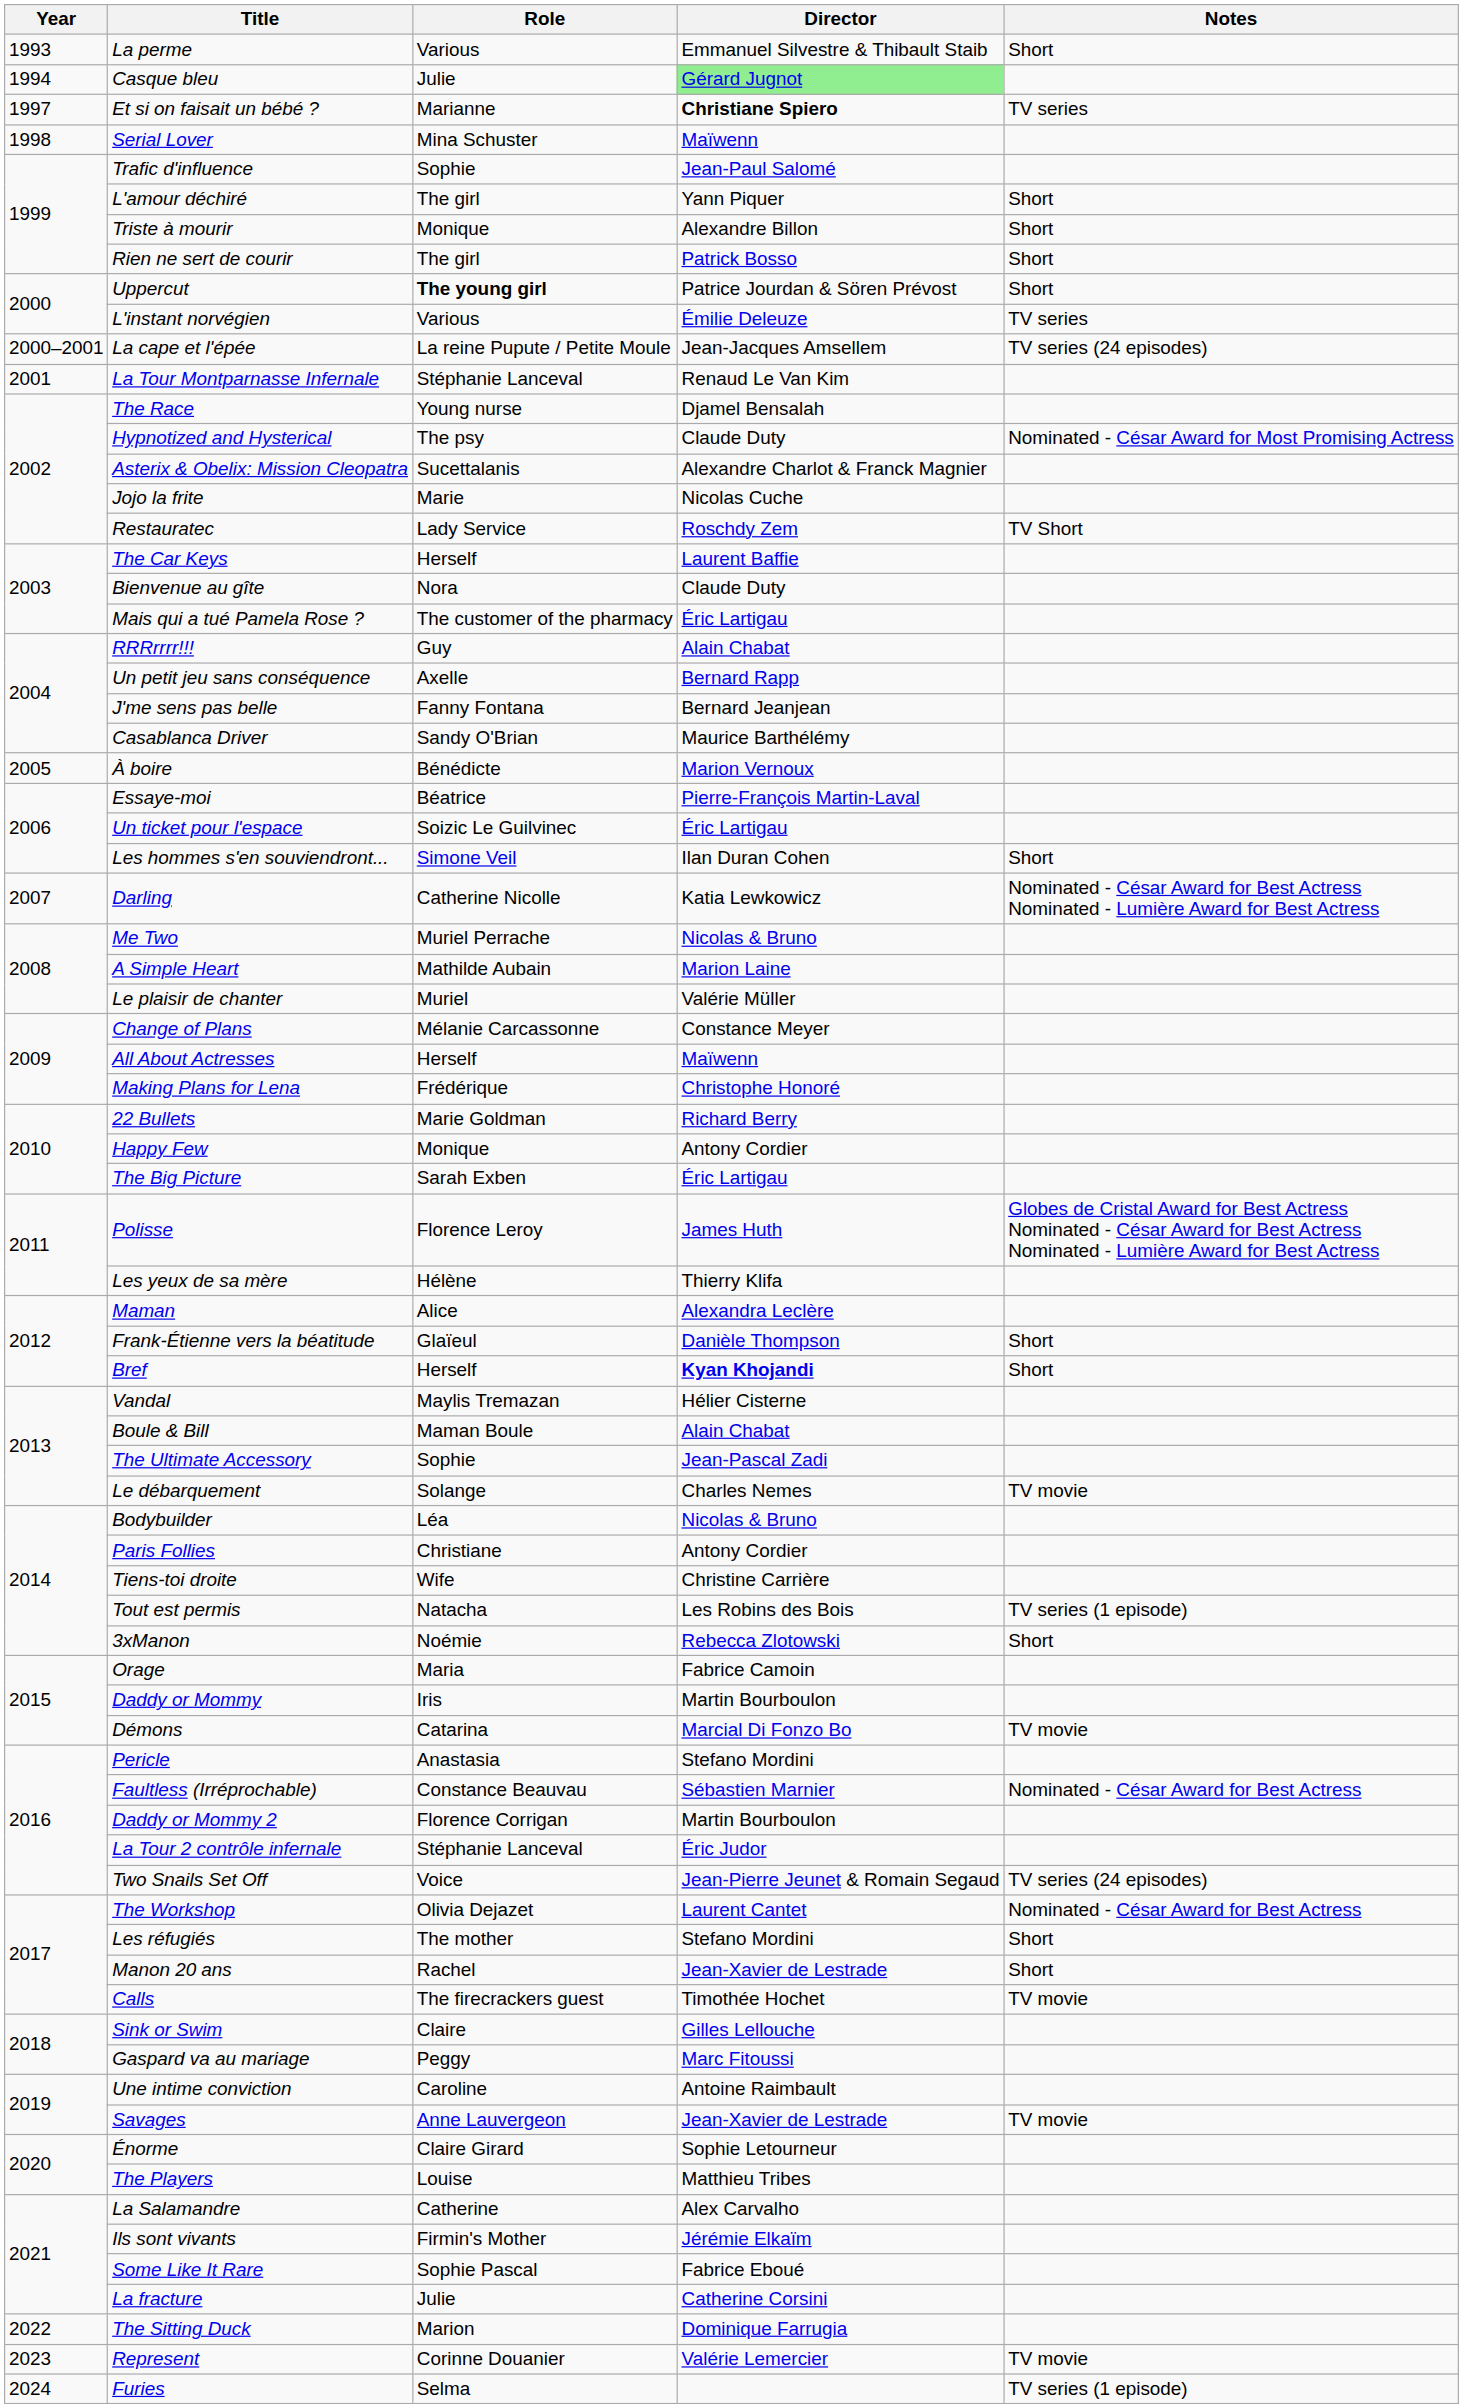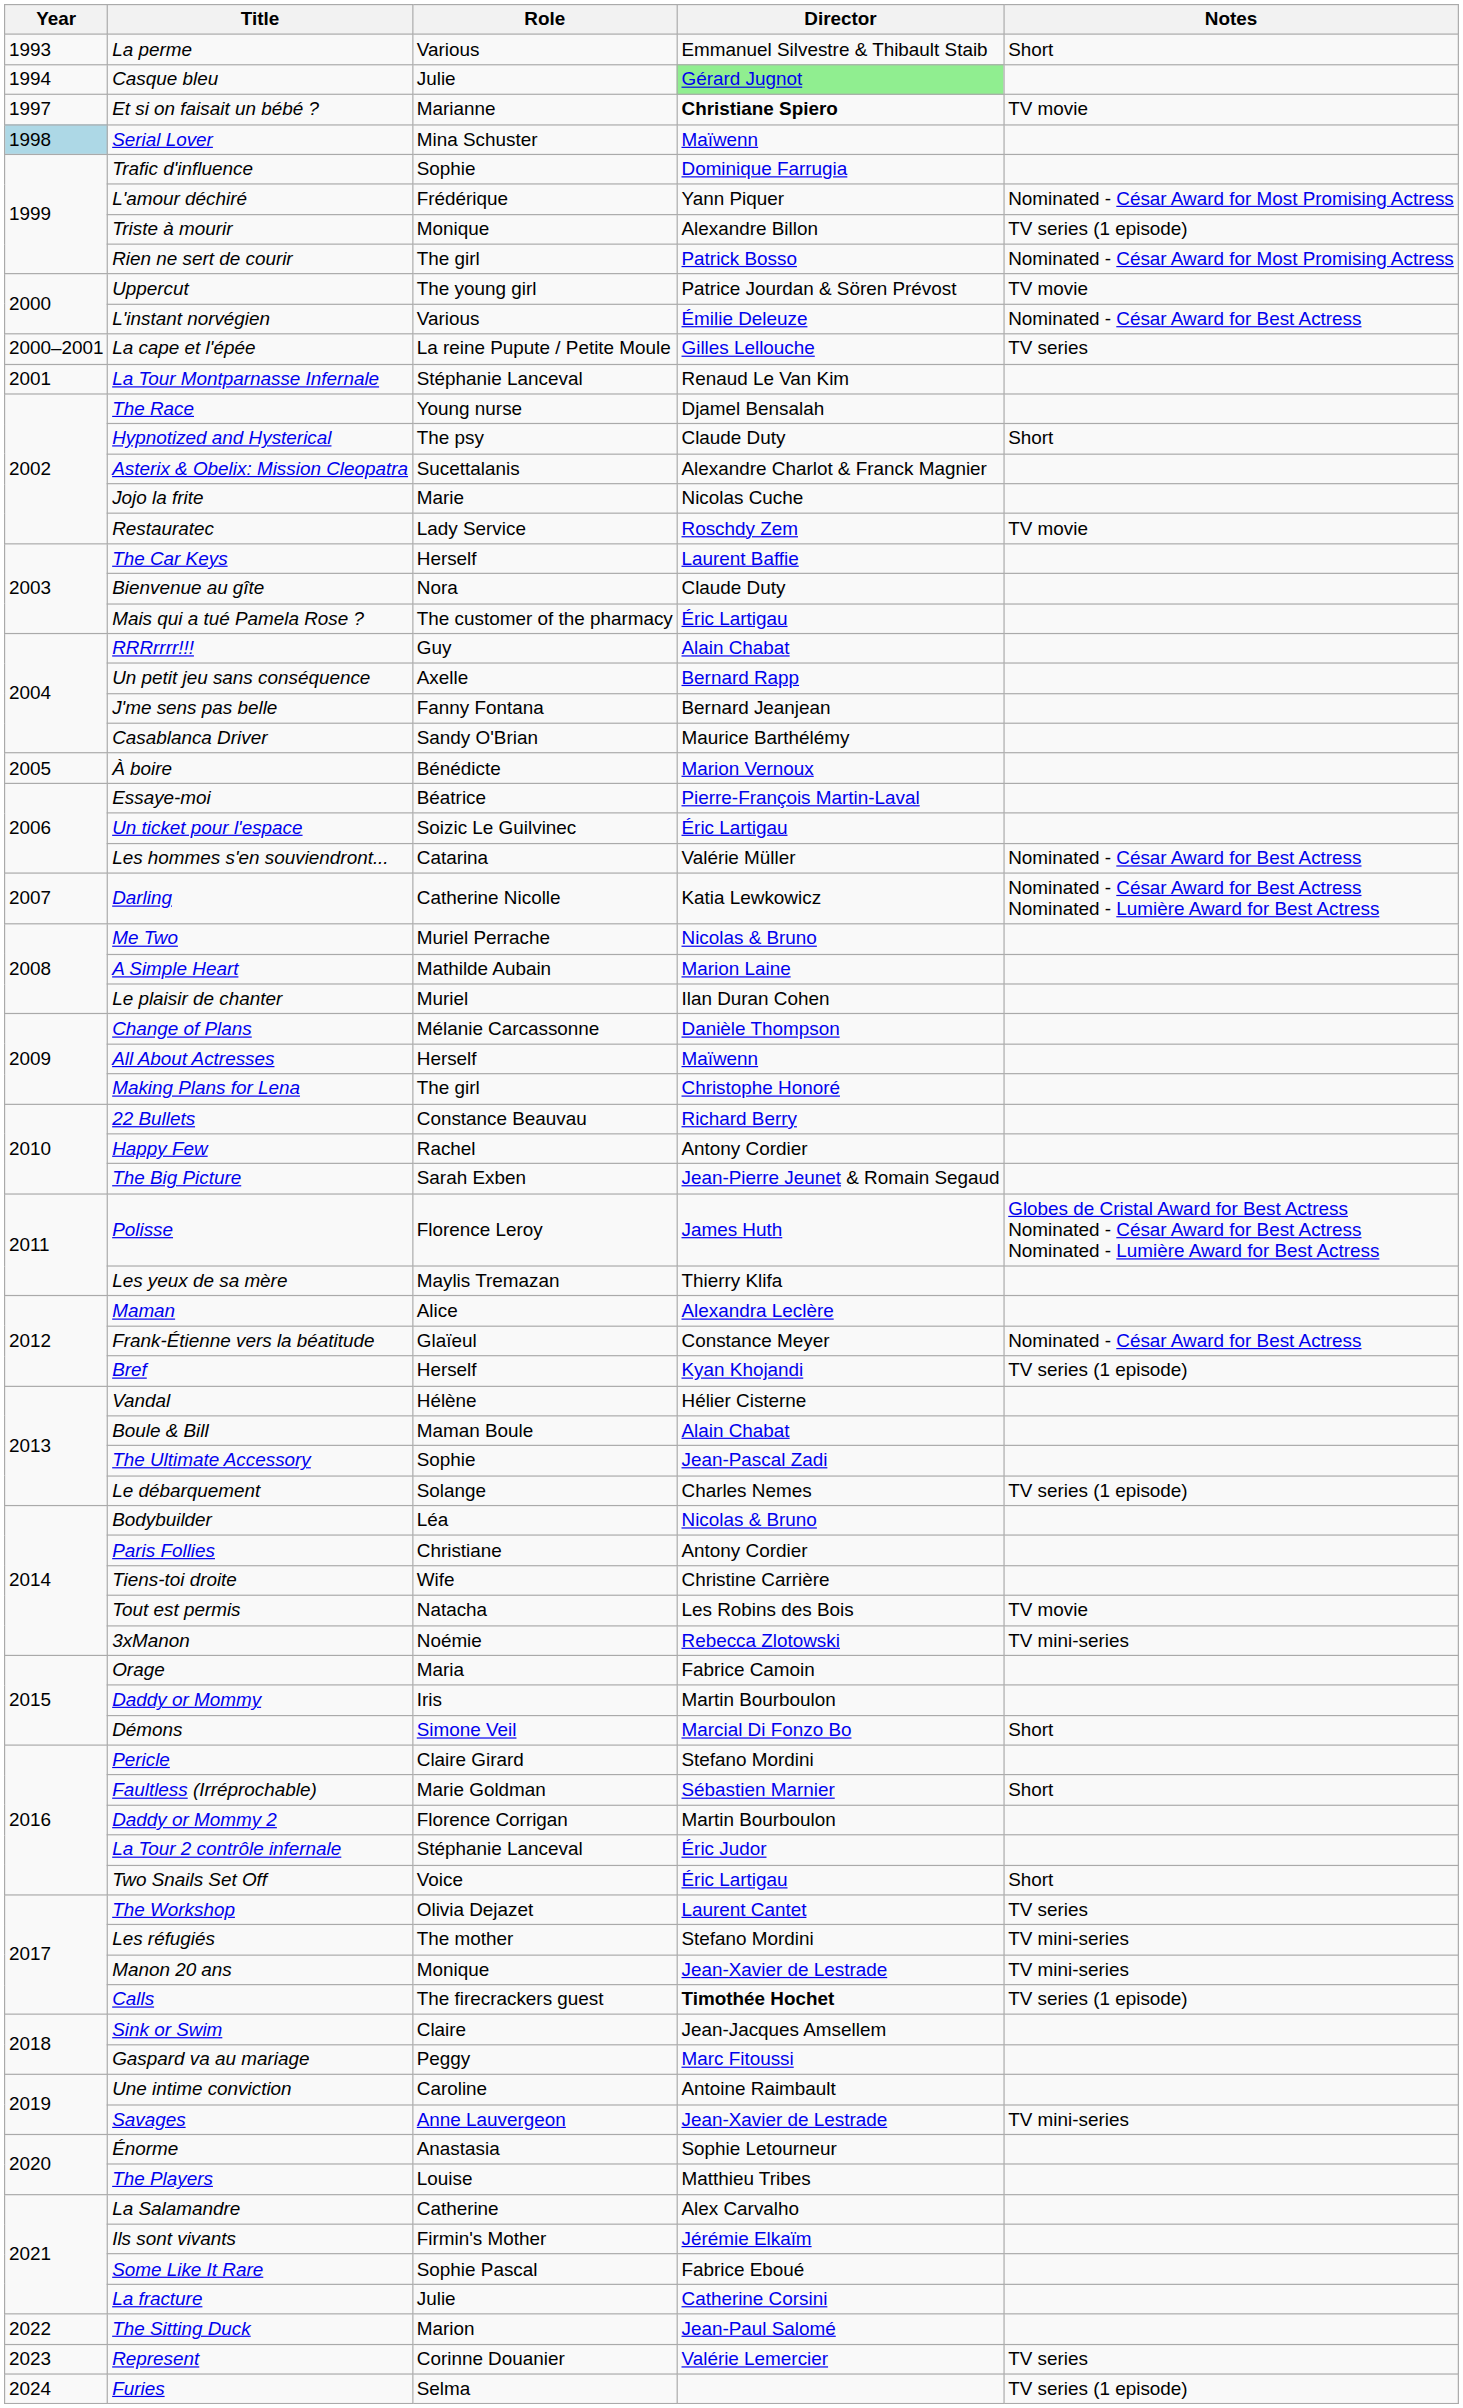(1048, 109) TV series -> (1048, 109) TV movie
(30, 139) no background -> (30, 139) lightblue background
(759, 169) Jean-Paul Salomé -> (764, 169) Dominique Farrugia
(448, 199) The girl -> (462, 199) Frédérique
(1031, 199) Short -> (1231, 199) Nominated - César Award for Most Promising Actress
(1031, 229) Short -> (1098, 229) TV series (1 episode)
(1031, 259) Short -> (1231, 259) Nominated - César Award for Most Promising Actress
(482, 288) bold -> (477, 288) normal
(1031, 288) Short -> (1048, 288) TV movie
(1048, 318) TV series -> (1185, 318) Nominated - César Award for Best Actress
(784, 348) Jean-Jacques Amsellem -> (748, 348) Gilles Lellouche
(1108, 348) TV series (24 episodes) -> (1048, 348) TV series
(1231, 438) Nominated - César Award for Most Promising Actress -> (1031, 438) Short
(1045, 528) TV Short -> (1048, 528) TV movie
(467, 857) Simone Veil -> (452, 857) Catarina
(756, 857) Ilan Duran Cohen -> (739, 857) Valérie Müller
(1031, 857) Short -> (1185, 857) Nominated - César Award for Best Actress
(739, 998) Valérie Müller -> (756, 998) Ilan Duran Cohen
(755, 1028) Constance Meyer -> (761, 1028) Danièle Thompson
(462, 1088) Frédérique -> (448, 1088) The girl
(481, 1118) Marie Goldman -> (502, 1118) Constance Beauvau
(453, 1148) Monique -> (446, 1148) Rachel
(735, 1178) Éric Lartigau -> (841, 1178) Jean-Pierre Jeunet & Romain Segaud
(447, 1280) Hélène -> (488, 1280) Maylis Tremazan
(761, 1340) Danièle Thompson -> (755, 1340) Constance Meyer
(1031, 1340) Short -> (1185, 1340) Nominated - César Award for Best Actress
(748, 1370) bold -> (742, 1370) normal
(1031, 1370) Short -> (1098, 1370) TV series (1 episode)
(488, 1400) Maylis Tremazan -> (447, 1400) Hélène
(1048, 1490) TV movie -> (1098, 1490) TV series (1 episode)
(1098, 1610) TV series (1 episode) -> (1048, 1610) TV movie
(1031, 1640) Short -> (1069, 1640) TV mini-series
(452, 1730) Catarina -> (467, 1730) Simone Veil
(1048, 1730) TV movie -> (1031, 1730) Short
(458, 1759) Anastasia -> (470, 1759) Claire Girard
(502, 1789) Constance Beauvau -> (481, 1789) Marie Goldman
(1185, 1789) Nominated - César Award for Best Actress -> (1031, 1789) Short
(841, 1879) Jean-Pierre Jeunet & Romain Segaud -> (735, 1879) Éric Lartigau
(1108, 1879) TV series (24 episodes) -> (1031, 1879) Short
(1185, 1909) Nominated - César Award for Best Actress -> (1048, 1909) TV series
(1031, 1939) Short -> (1069, 1939) TV mini-series
(446, 1969) Rachel -> (453, 1969) Monique
(1031, 1969) Short -> (1069, 1969) TV mini-series
(753, 1999) normal -> (758, 1999) bold
(1048, 1999) TV movie -> (1098, 1999) TV series (1 episode)
(748, 2029) Gilles Lellouche -> (784, 2029) Jean-Jacques Amsellem
(1048, 2119) TV movie -> (1069, 2119) TV mini-series
(470, 2149) Claire Girard -> (458, 2149) Anastasia
(764, 2328) Dominique Farrugia -> (759, 2328) Jean-Paul Salomé
(1048, 2358) TV movie -> (1048, 2358) TV series
